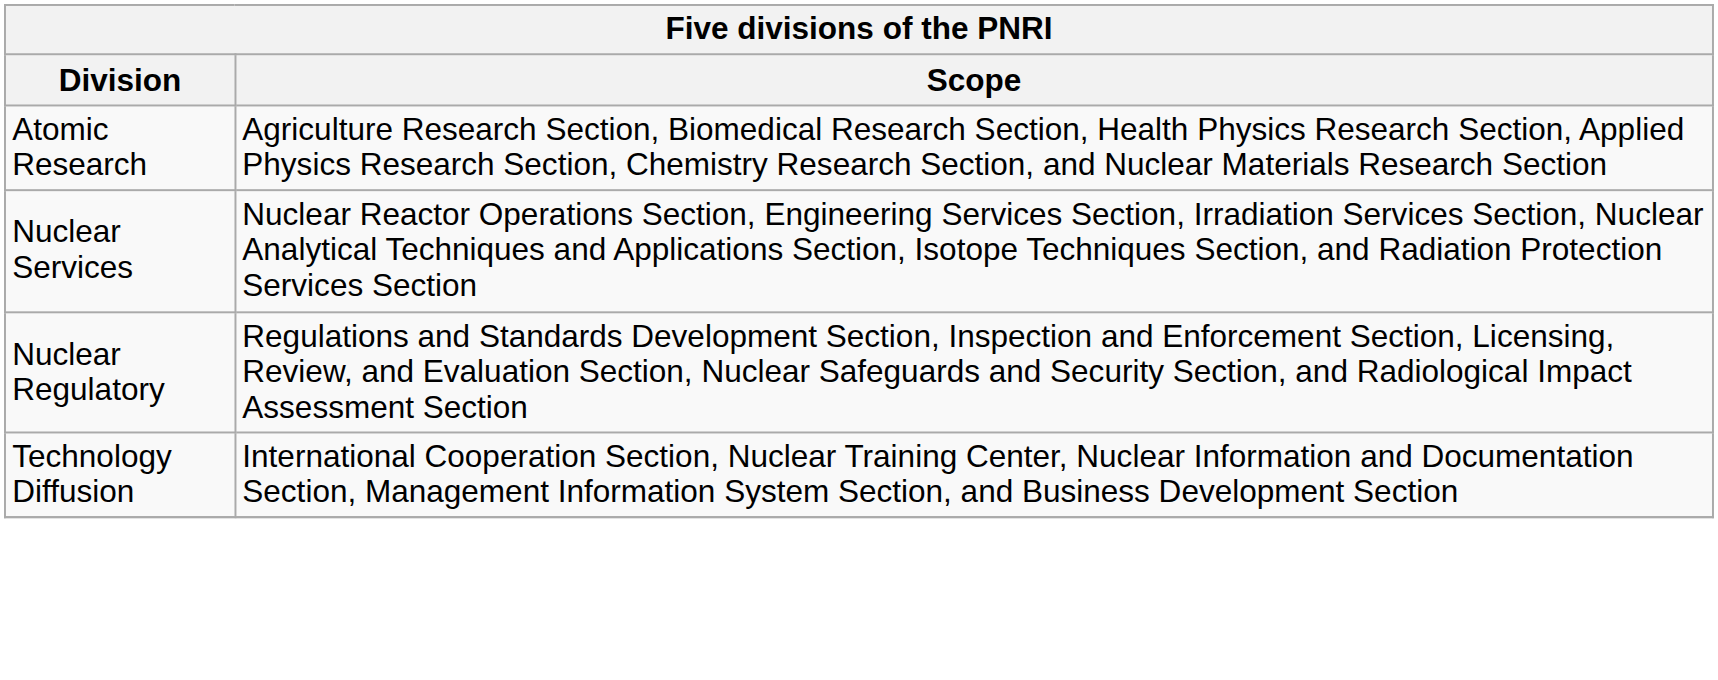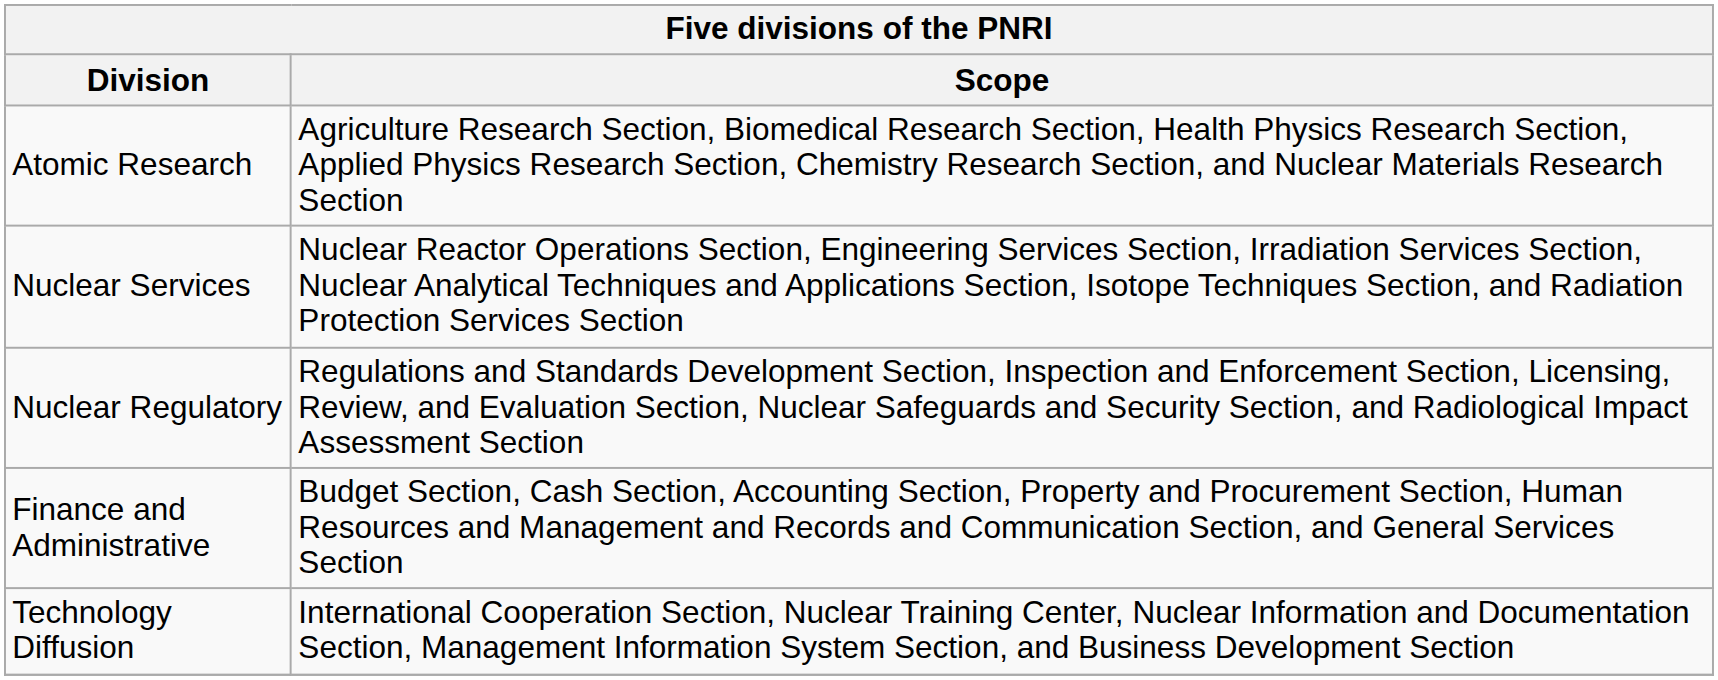+ row: (111, 527)
